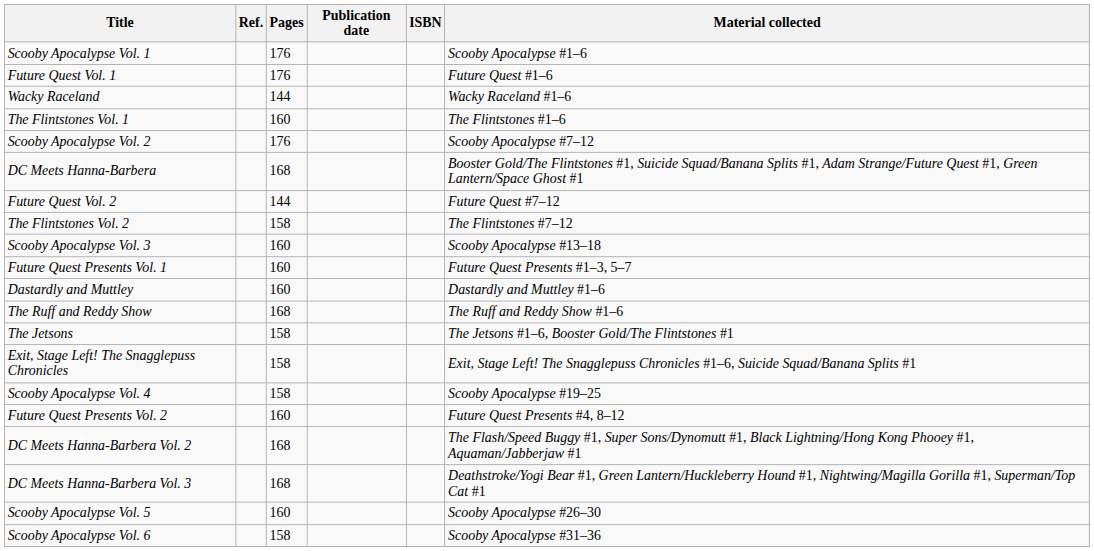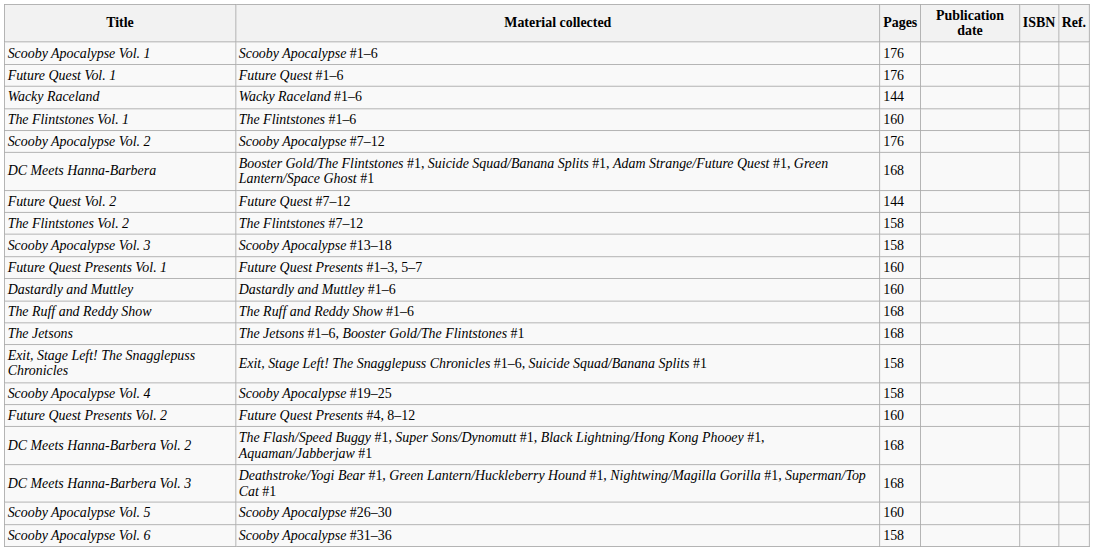columns swapped: (767, 23) <-> (251, 23)
(280, 245) 160 -> (894, 245) 158
(280, 333) 158 -> (894, 333) 168
